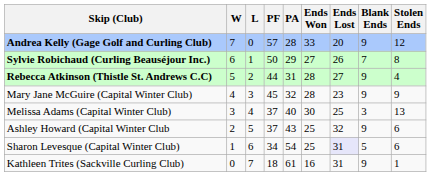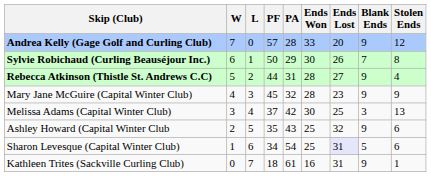(309, 59) 27 -> (309, 59) 30
(291, 111) 40 -> (291, 111) 42
(272, 128) 37 -> (272, 128) 35
